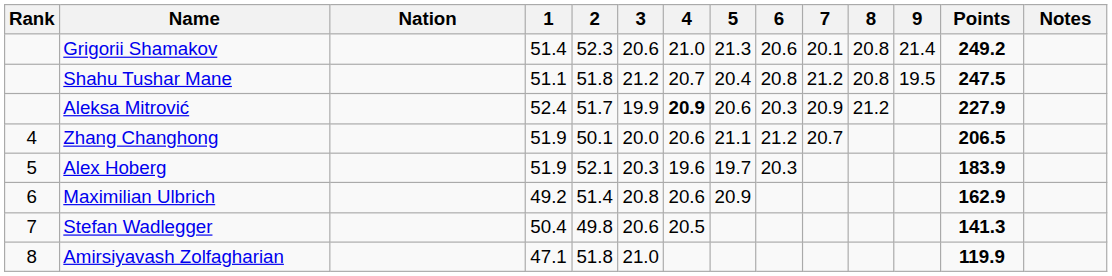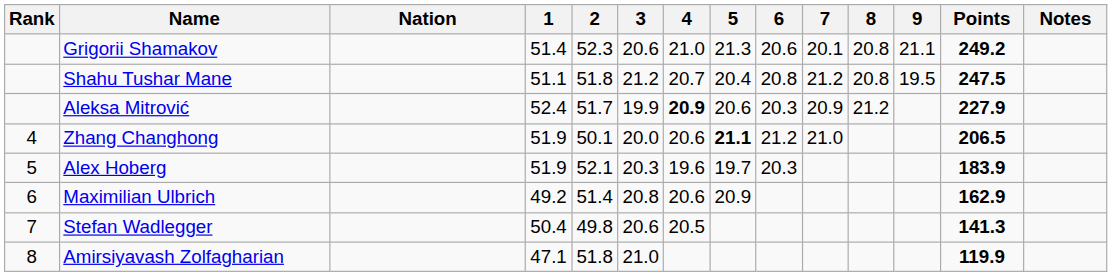(917, 49) 21.4 -> (917, 49) 21.1
(733, 138) normal -> (733, 138) bold
(825, 138) 20.7 -> (825, 138) 21.0
